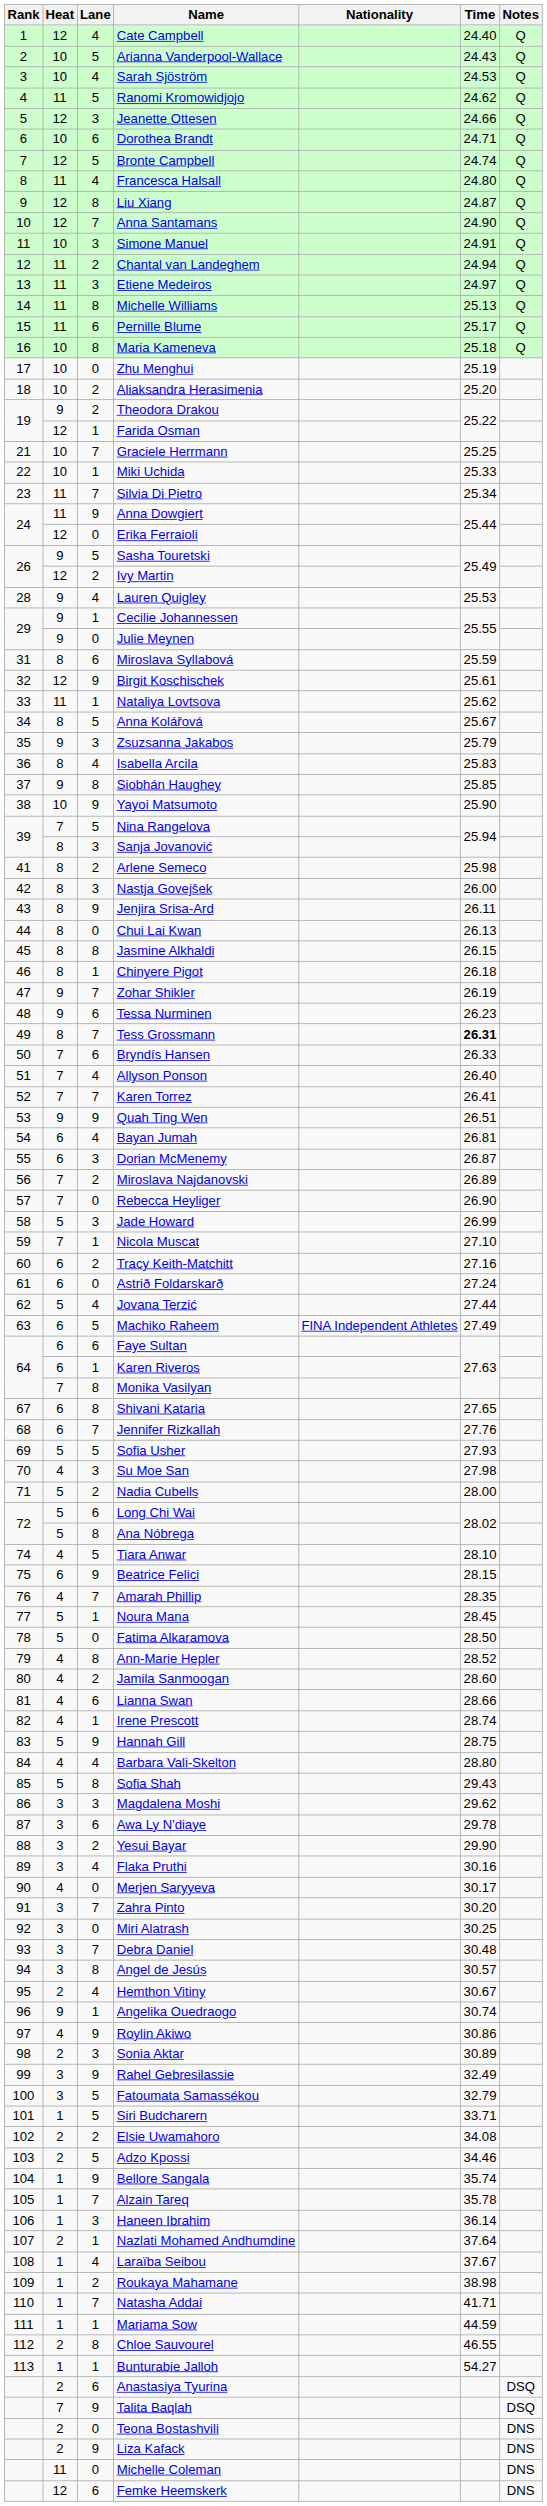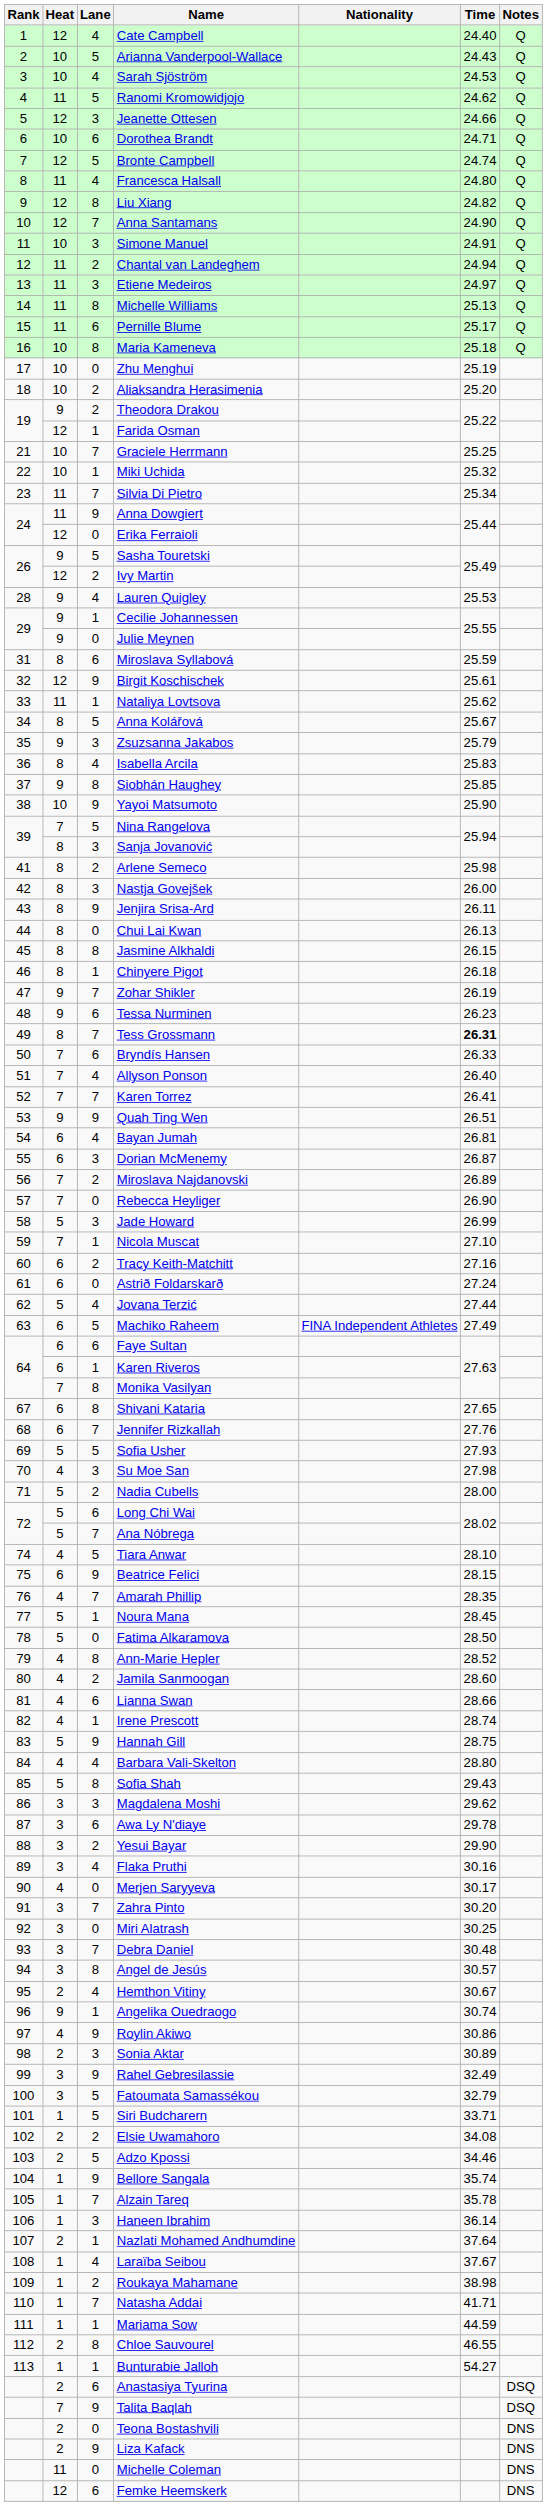(480, 202) 24.87 -> (480, 202) 24.82
(480, 472) 25.33 -> (480, 472) 25.32
(95, 1533) 8 -> (95, 1533) 7
